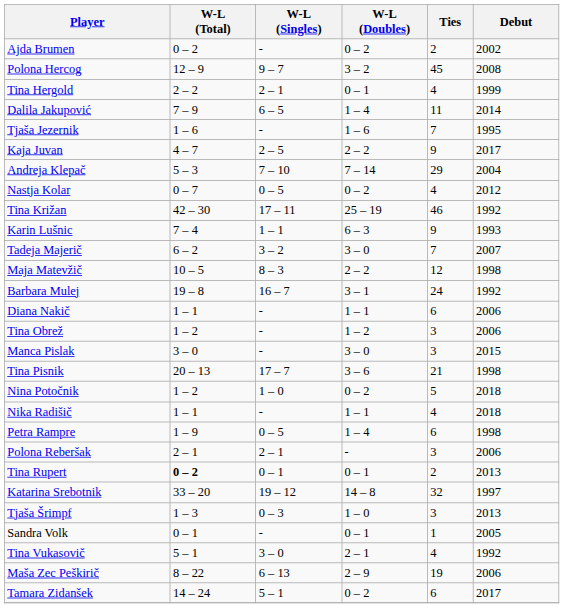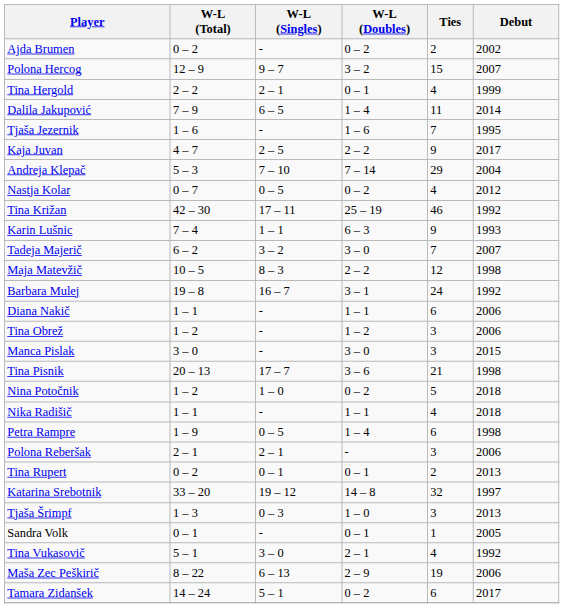(436, 68) 45 -> (436, 68) 15
(488, 68) 2008 -> (488, 68) 2007
(185, 471) bold -> (185, 471) normal
